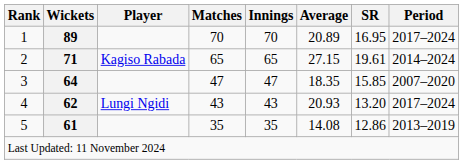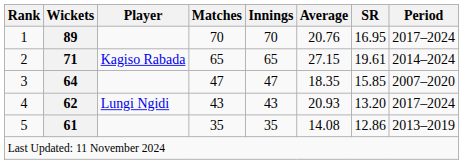(324, 37) 20.89 -> (324, 37) 20.76
